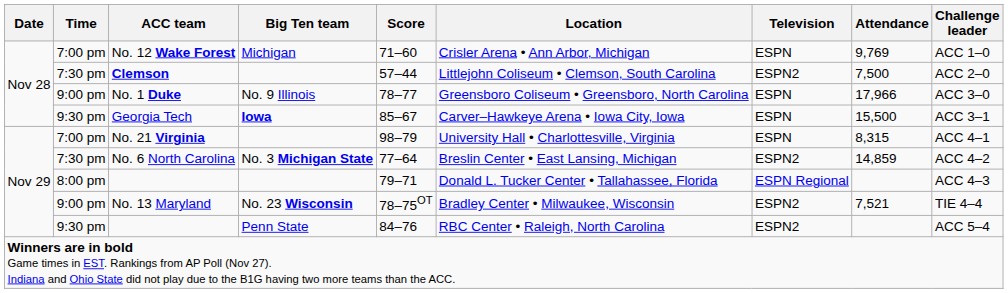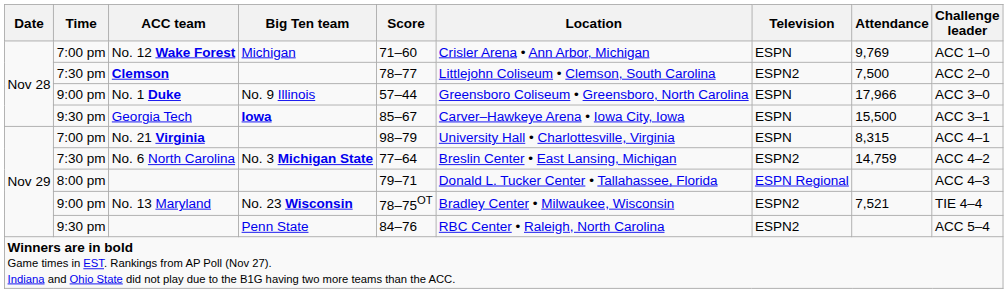(398, 73) 57–44 -> (398, 73) 78–77
(398, 95) 78–77 -> (398, 95) 57–44
(876, 159) 14,859 -> (876, 159) 14,759
